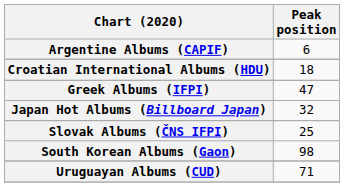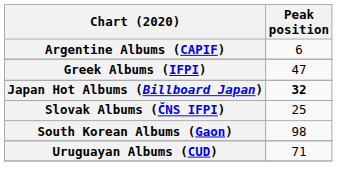- row: (139, 70)
(306, 110) normal -> (299, 90) bold
